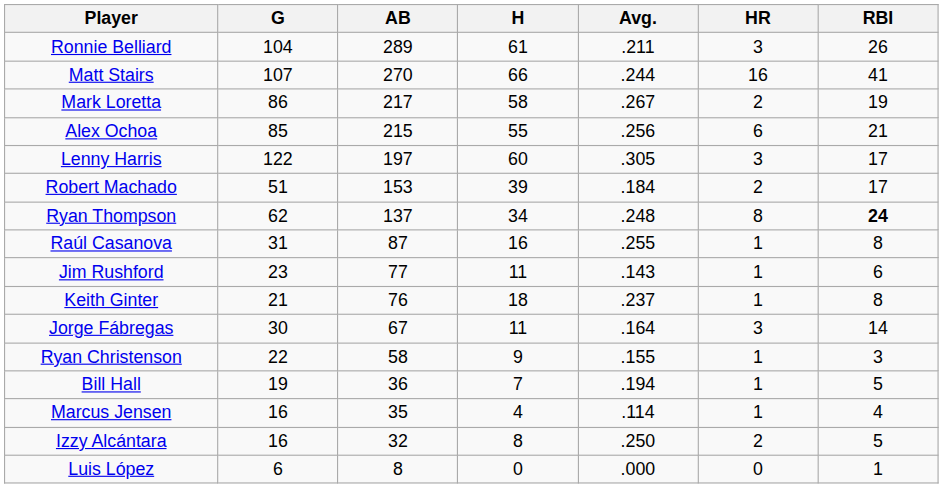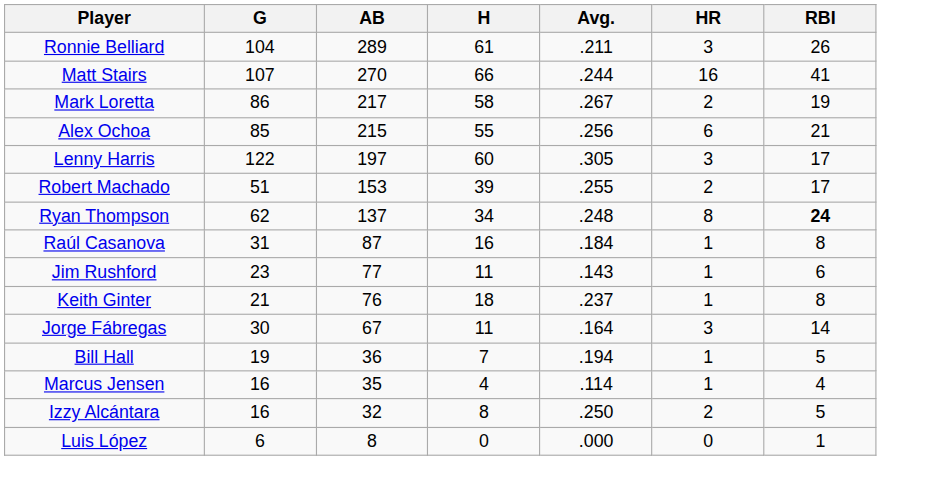(638, 187) .184 -> (596, 187) .255
(638, 243) .255 -> (596, 243) .184
- row: (111, 356)
